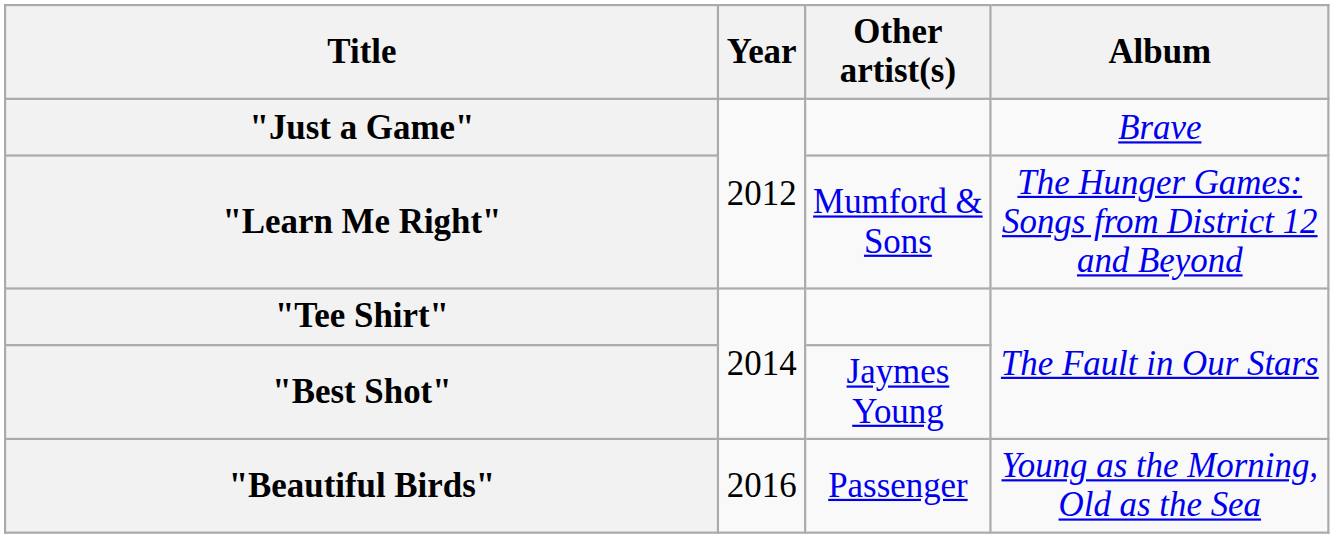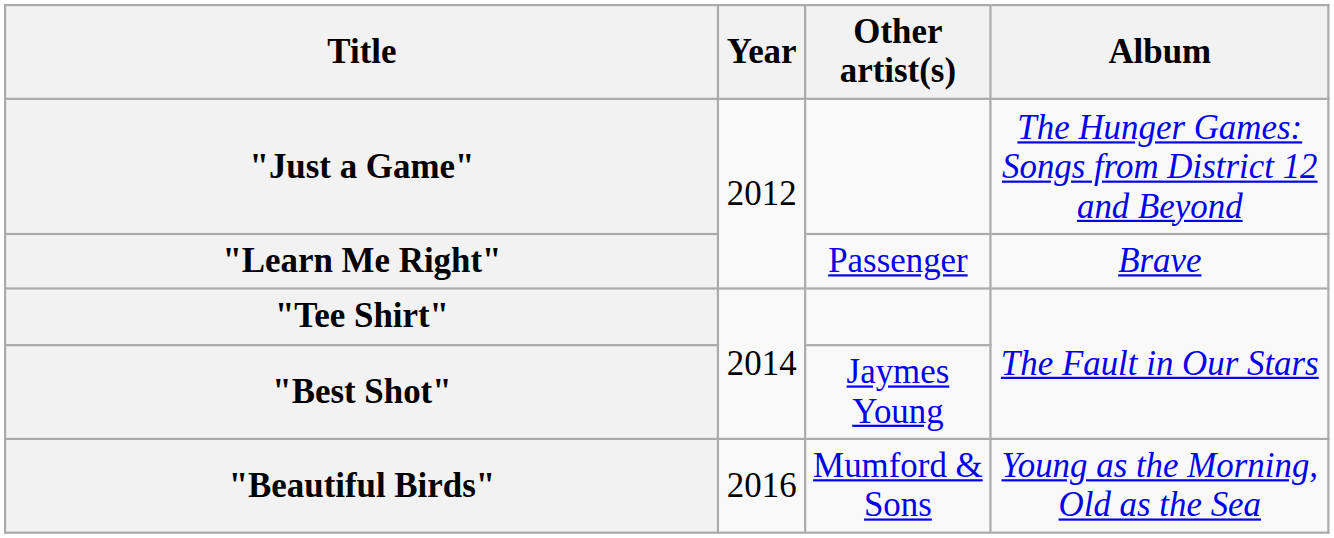(1160, 126) Brave -> (1160, 165) The Hunger Games: Songs from District 12 and Beyond
(898, 221) Mumford & Sons -> (898, 260) Passenger
(1160, 221) The Hunger Games: Songs from District 12 and Beyond -> (1160, 260) Brave
(898, 485) Passenger -> (898, 485) Mumford & Sons
